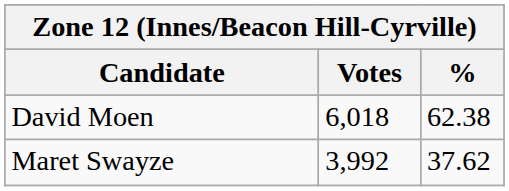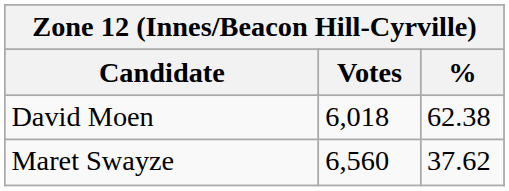(357, 161) 3,992 -> (357, 161) 6,560
